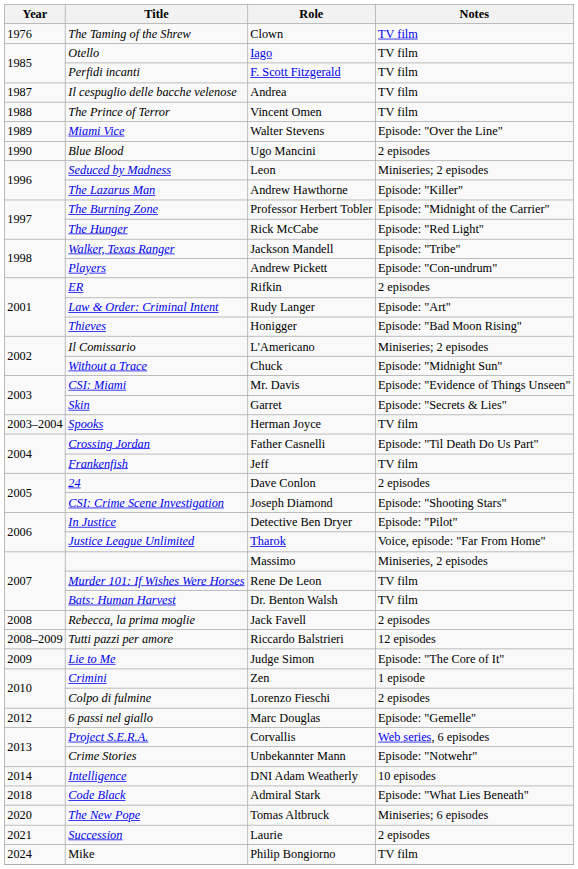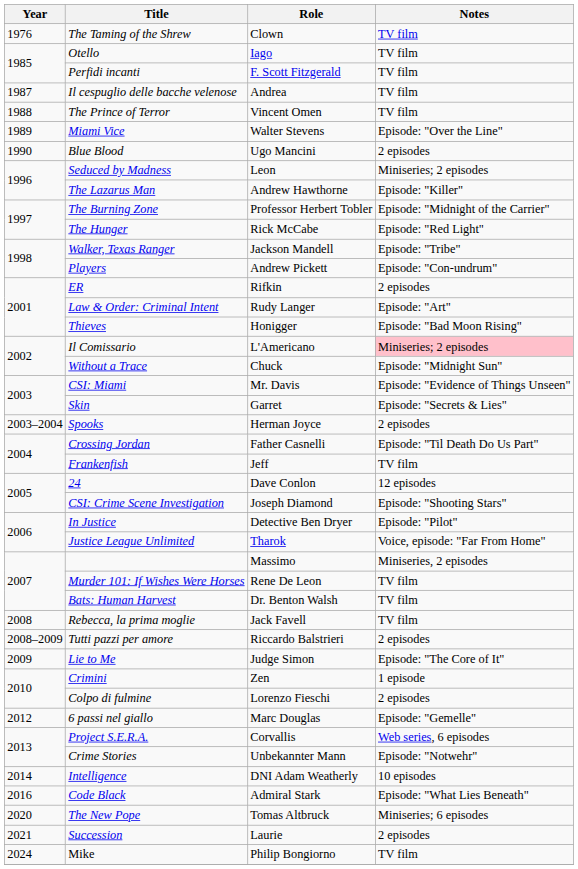(433, 346) no background -> (433, 346) pink background
(398, 424) TV film -> (404, 424) 2 episodes
(404, 483) 2 episodes -> (407, 483) 12 episodes
(404, 619) 2 episodes -> (398, 619) TV film
(407, 639) 12 episodes -> (404, 639) 2 episodes
(20, 795) 2018 -> (20, 795) 2016
